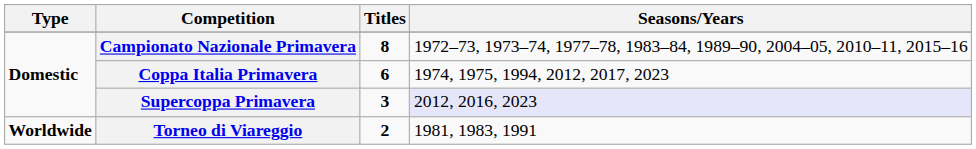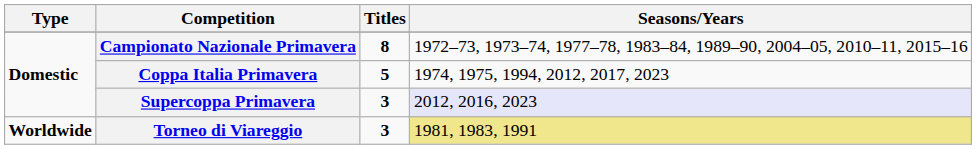(385, 74) 6 -> (385, 74) 5
(385, 130) 2 -> (385, 130) 3
(476, 130) no background -> (476, 130) khaki background
